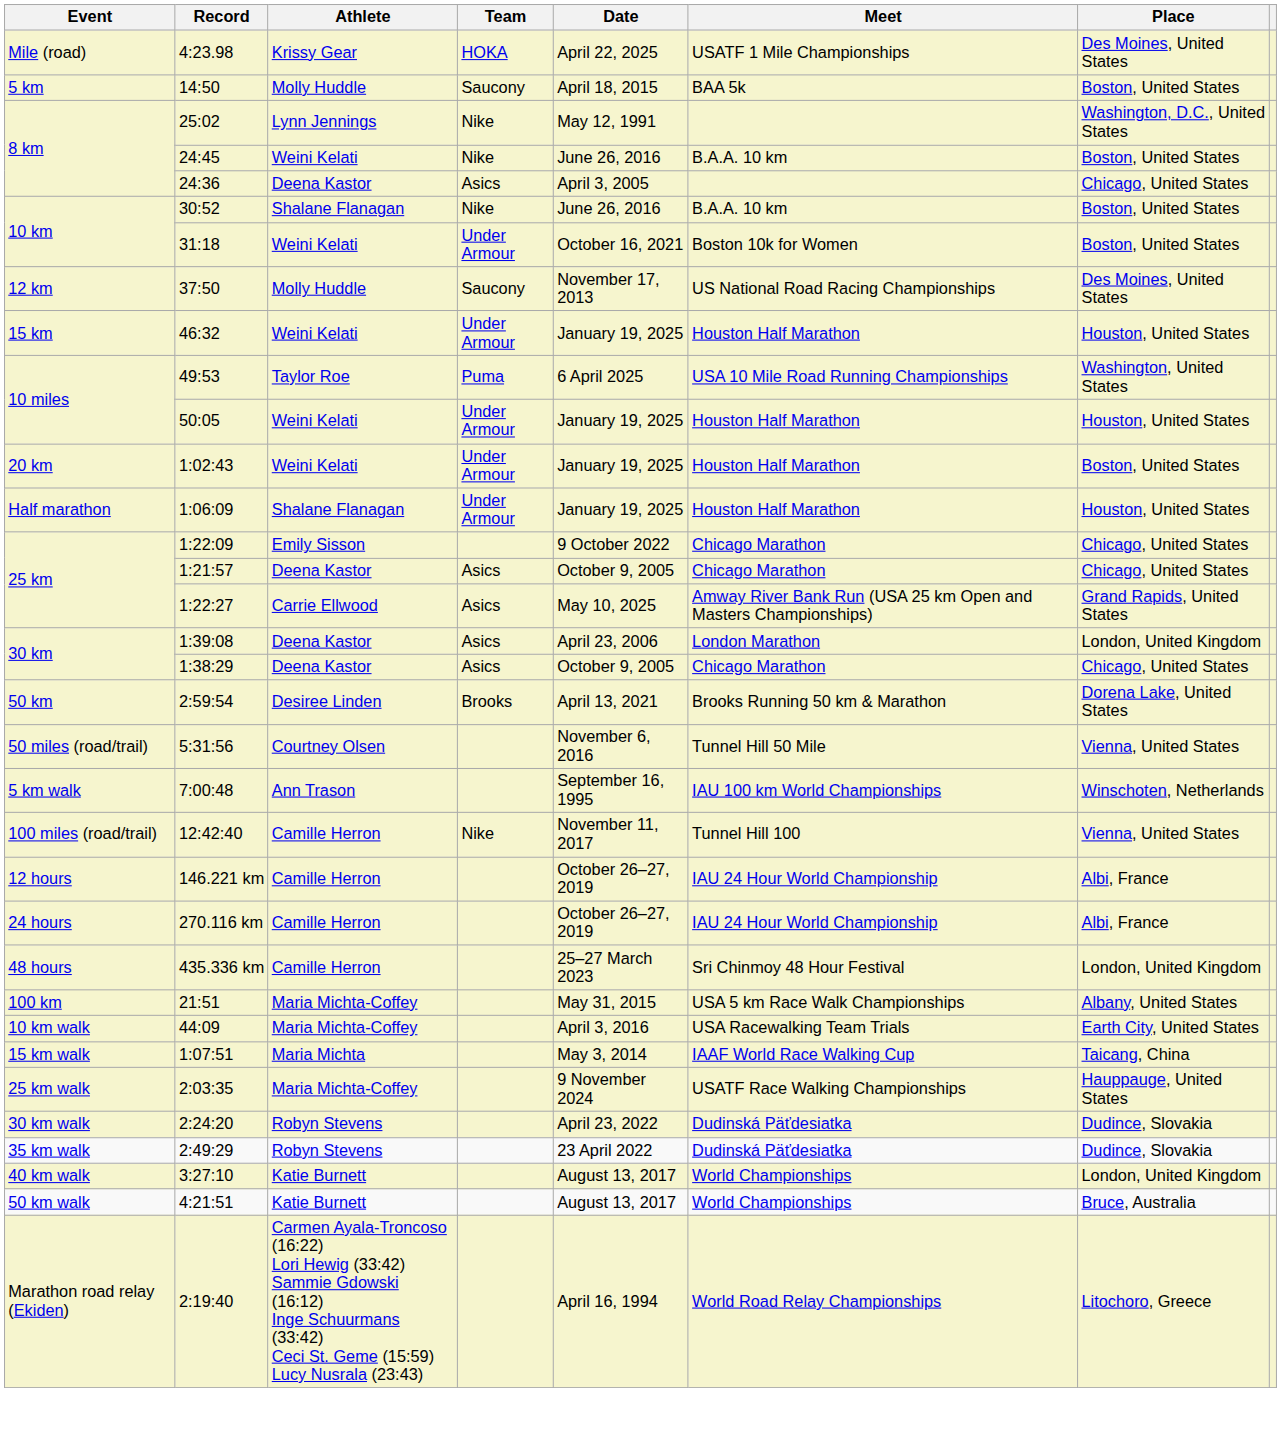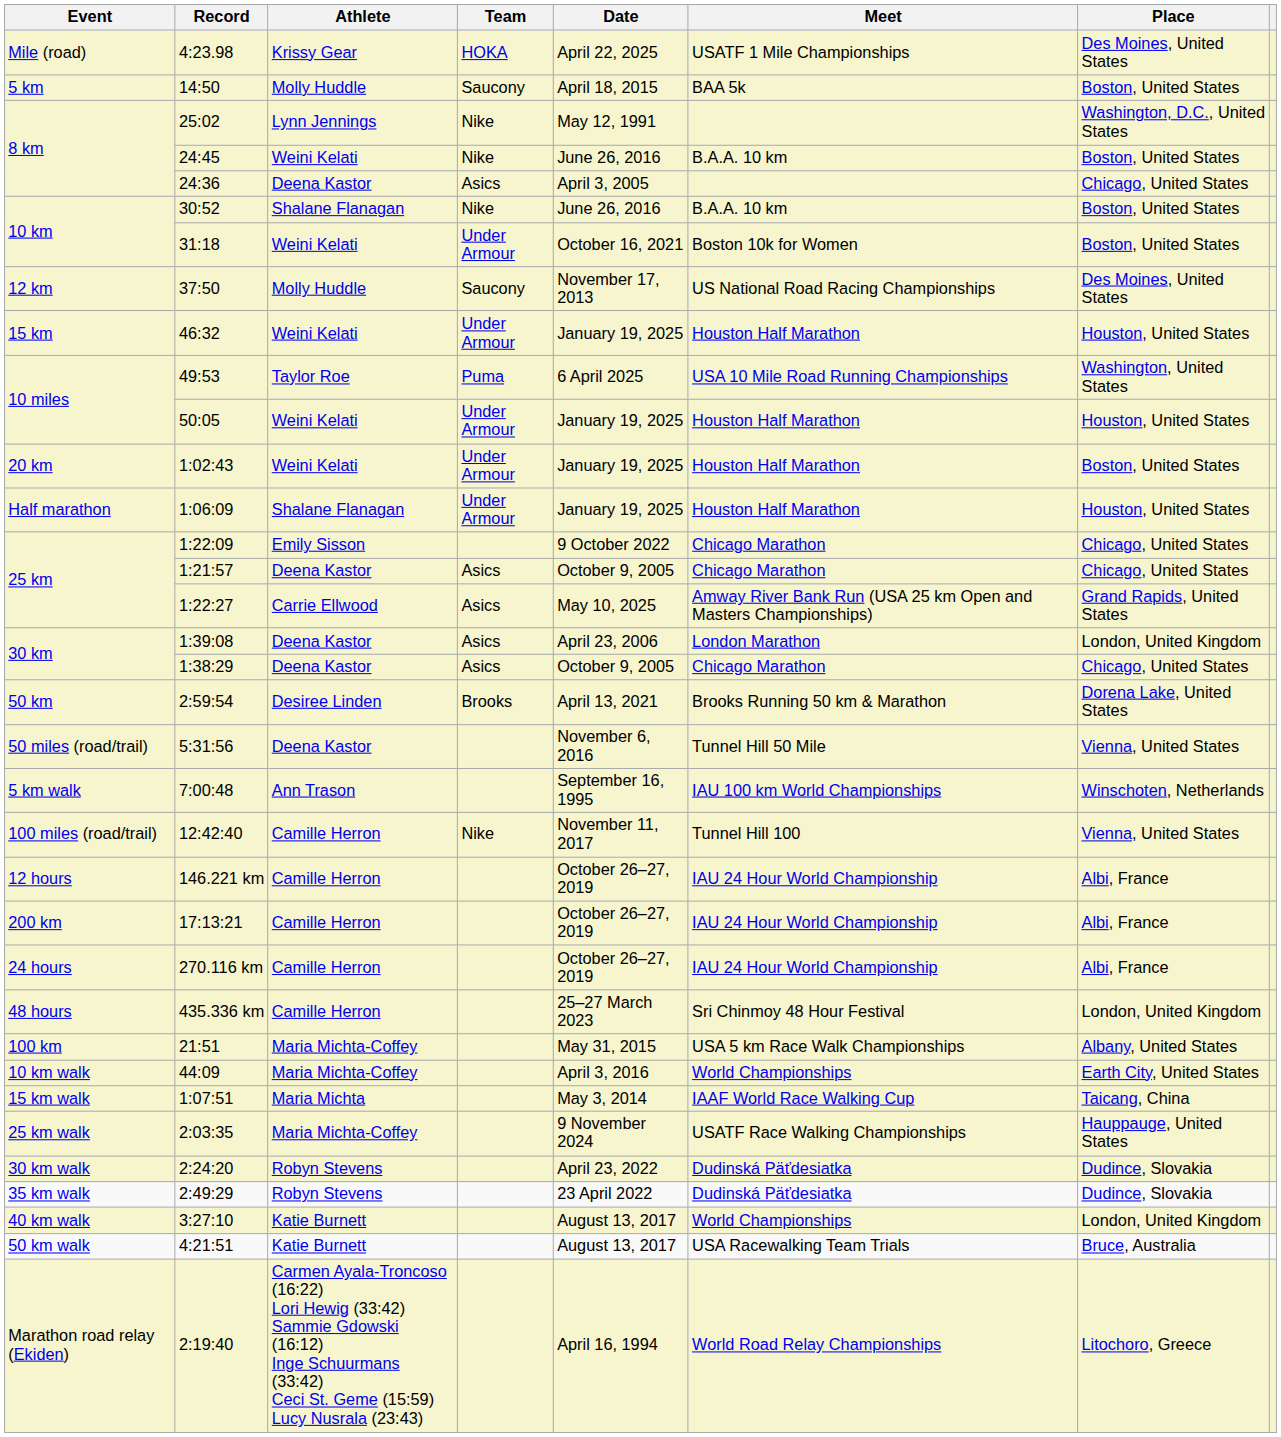(328, 746) Courtney Olsen -> (322, 746) Deena Kastor
+ row: (211, 923)
(801, 1028) USA Racewalking Team Trials -> (772, 1072) World Championships
(772, 1202) World Championships -> (801, 1246) USA Racewalking Team Trials
